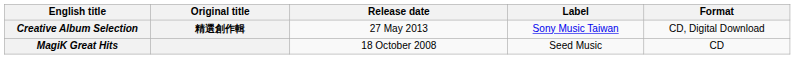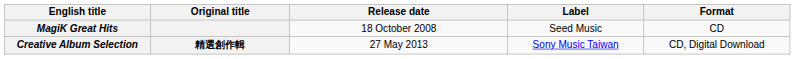rows swapped: (77, 46) <-> (77, 29)
